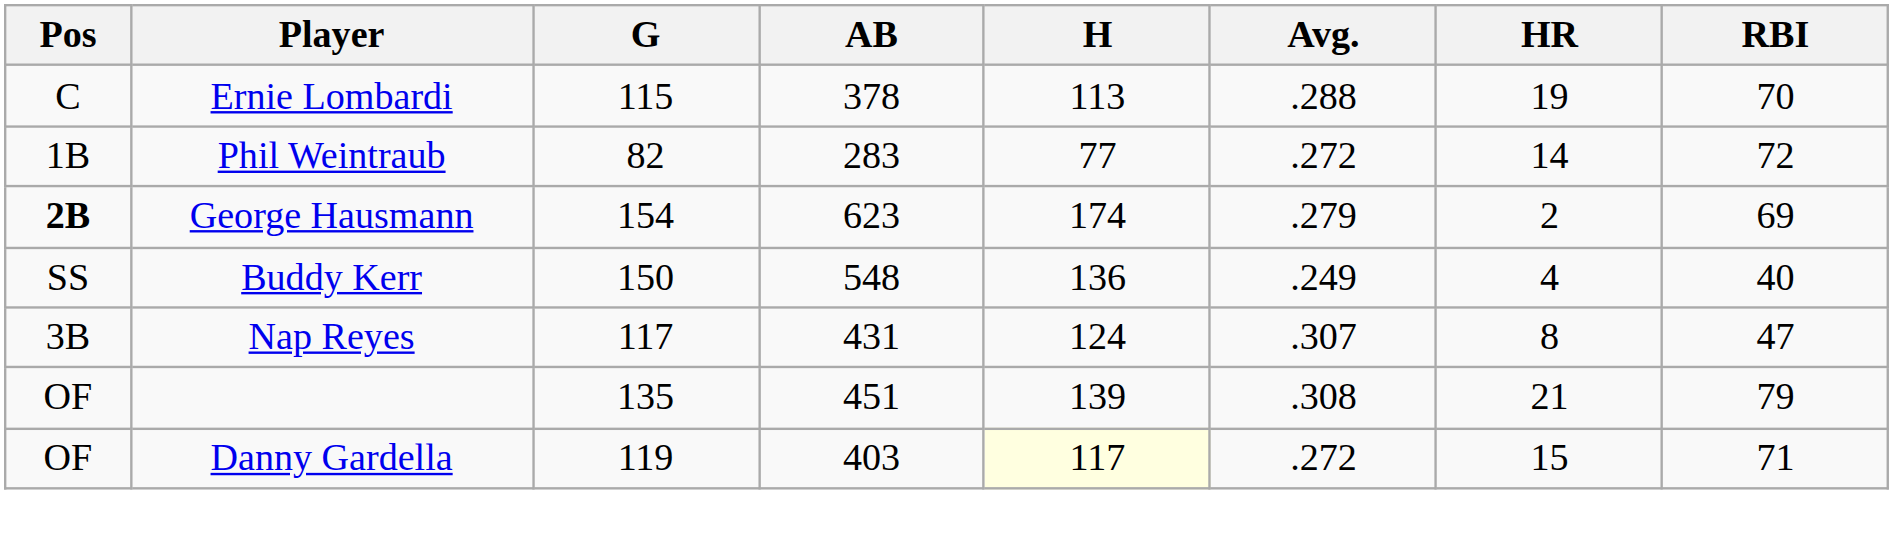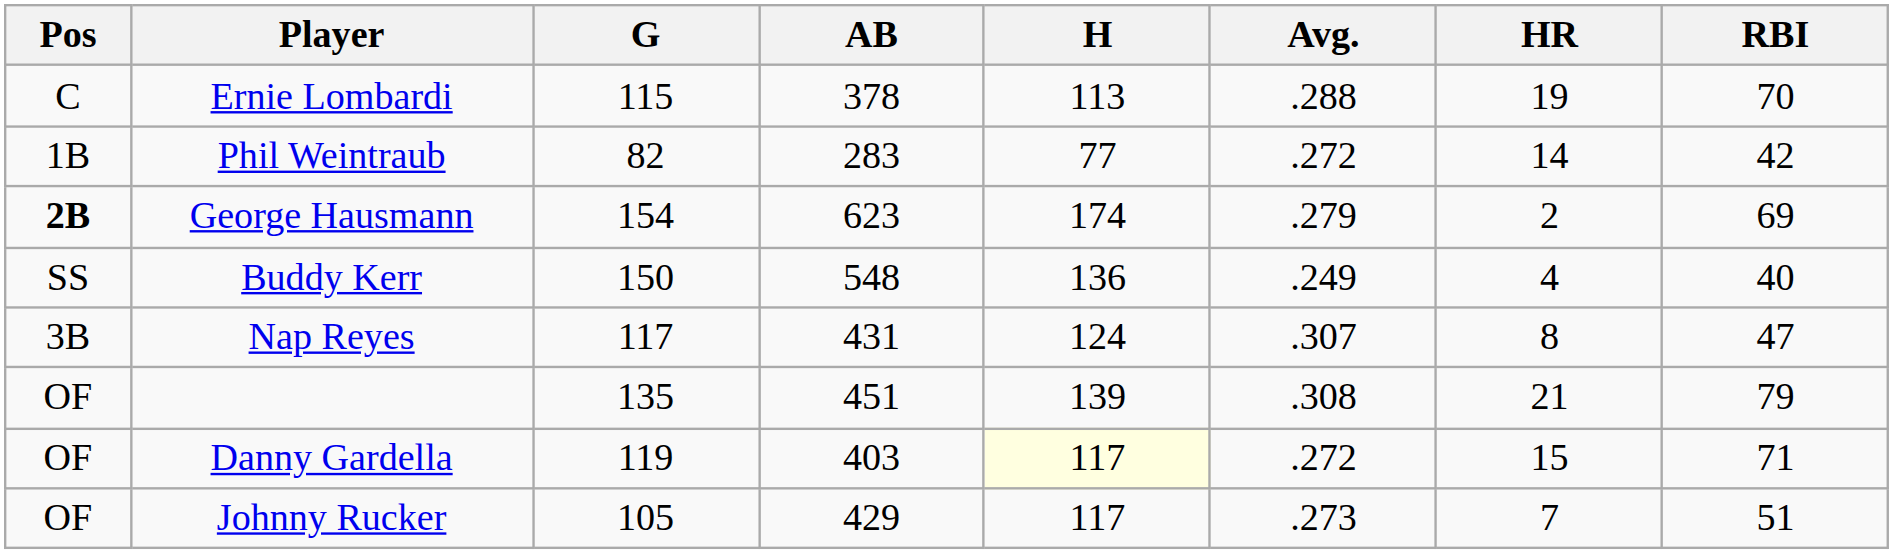(1775, 155) 72 -> (1775, 155) 42
+ row: (332, 517)
